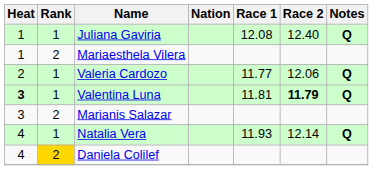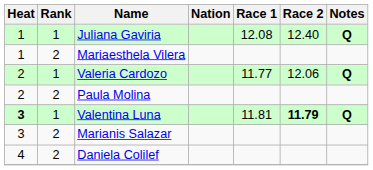+ row: (114, 94)
- row: (112, 134)
(56, 154) gold background -> (56, 154) no background
